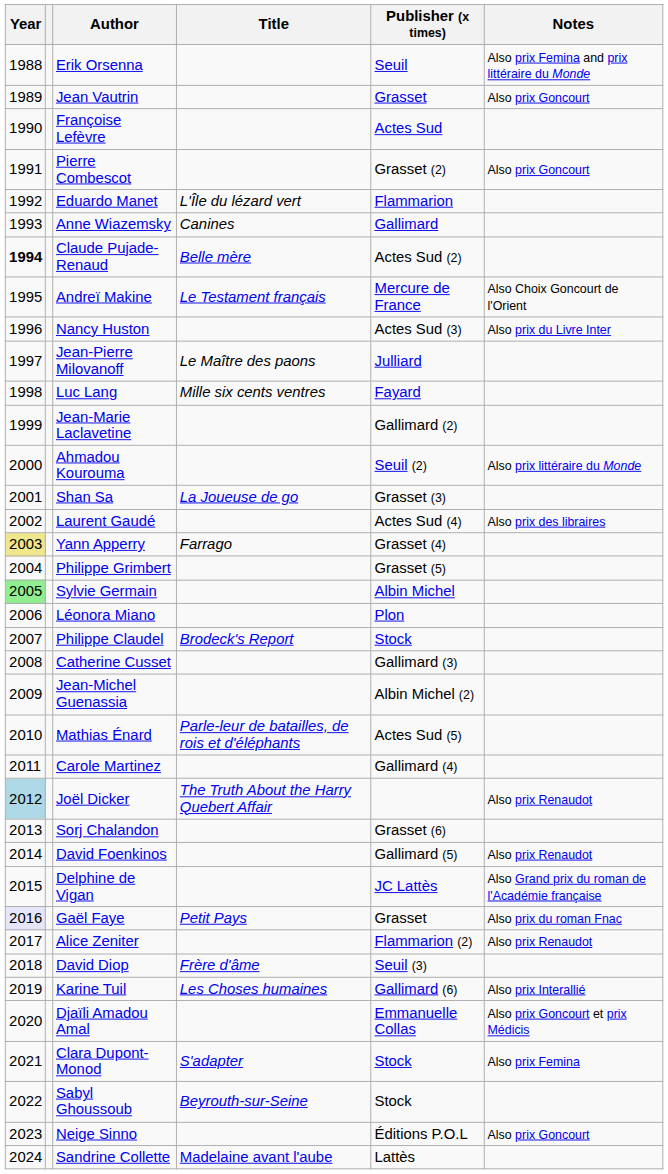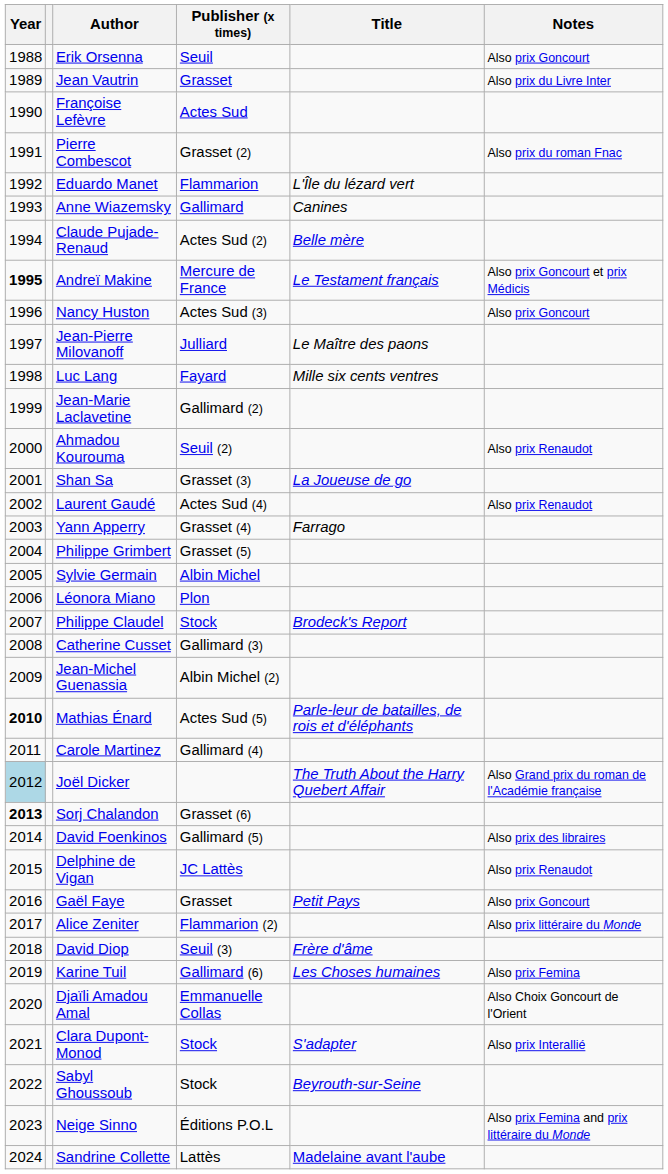columns swapped: (274, 24) <-> (428, 24)
(557, 65) Also prix Femina and prix littéraire du Monde -> (539, 57) Also prix Goncourt
(539, 97) Also prix Goncourt -> (549, 81) Also prix du Livre Inter
(539, 170) Also prix Goncourt -> (555, 153) Also prix du roman Fnac
(26, 256) bold -> (26, 240) normal
(26, 297) normal -> (26, 280) bold
(553, 298) Also Choix Goncourt de l'Orient -> (557, 281) Also prix Goncourt et prix Médicis
(549, 330) Also prix du Livre Inter -> (539, 313) Also prix Goncourt
(564, 466) Also prix littéraire du Monde -> (540, 449) Also prix Renaudot
(546, 521) Also prix des libraires -> (540, 505) Also prix Renaudot
(26, 544) khaki background -> (26, 527) no background
(26, 591) lightgreen background -> (26, 574) no background
(26, 734) normal -> (26, 718) bold
(540, 799) Also prix Renaudot -> (567, 782) Also Grand prix du roman de l'Académie française
(26, 830) normal -> (26, 814) bold
(540, 855) Also prix Renaudot -> (546, 838) Also prix des libraires
(567, 887) Also Grand prix du roman de l'Académie française -> (540, 870) Also prix Renaudot
(26, 918) lavender background -> (26, 901) no background
(555, 919) Also prix du roman Fnac -> (539, 902) Also prix Goncourt
(540, 942) Also prix Renaudot -> (564, 926) Also prix littéraire du Monde
(536, 990) Also prix Interallié -> (534, 973) Also prix Femina
(557, 1021) Also prix Goncourt et prix Médicis -> (553, 1005) Also Choix Goncourt de l'Orient
(534, 1062) Also prix Femina -> (536, 1045) Also prix Interallié
(539, 1134) Also prix Goncourt -> (557, 1126) Also prix Femina and prix littéraire du Monde
